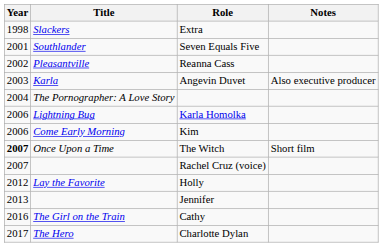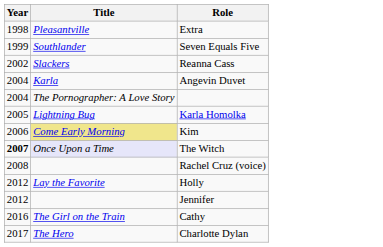- column: (323, 13)
(51, 30) Slackers -> (61, 30) Pleasantville
(18, 47) 2001 -> (18, 47) 1999
(61, 64) Pleasantville -> (51, 64) Slackers
(18, 81) 2003 -> (18, 81) 2004
(18, 115) 2006 -> (18, 115) 2005
(79, 132) no background -> (79, 132) khaki background
(74, 149) no background -> (74, 149) lavender background
(18, 166) 2007 -> (18, 166) 2008
(18, 200) 2013 -> (18, 200) 2012
